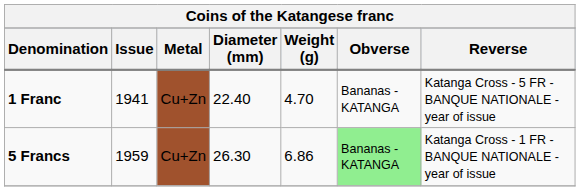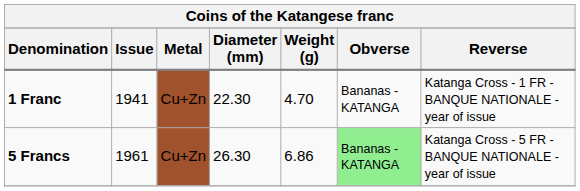(232, 98) 22.40 -> (232, 98) 22.30
(492, 99) Katanga Cross - 5 FR - BANQUE NATIONALE - year of issue -> (492, 99) Katanga Cross - 1 FR - BANQUE NATIONALE - year of issue
(132, 156) 1959 -> (132, 156) 1961
(492, 157) Katanga Cross - 1 FR - BANQUE NATIONALE - year of issue -> (492, 157) Katanga Cross - 5 FR - BANQUE NATIONALE - year of issue
